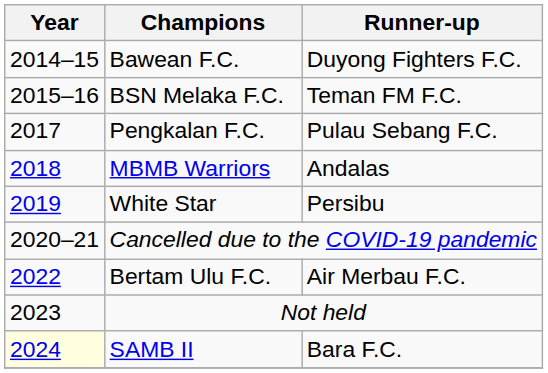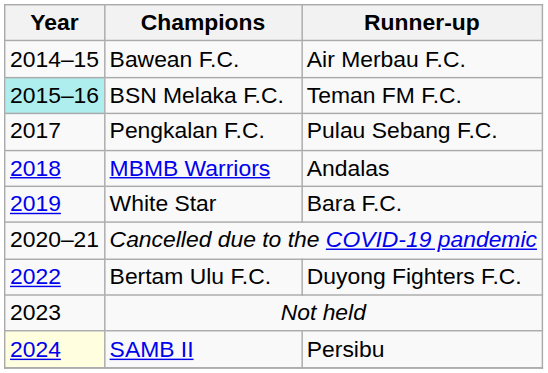(414, 58) Duyong Fighters F.C. -> (386, 58) Air Merbau F.C.
(55, 95) no background -> (55, 95) paleturquoise background
(346, 204) Persibu -> (355, 204) Bara F.C.
(386, 276) Air Merbau F.C. -> (414, 276) Duyong Fighters F.C.
(355, 349) Bara F.C. -> (346, 349) Persibu
